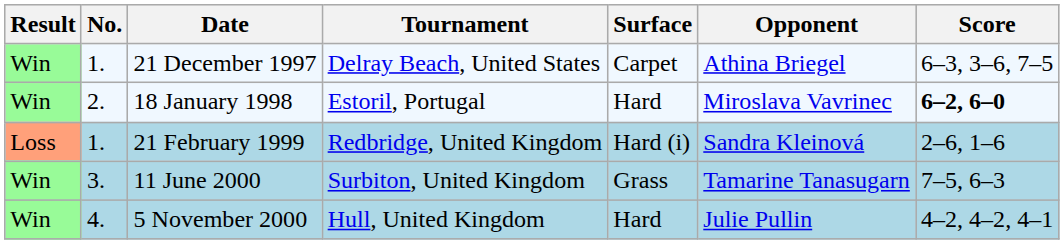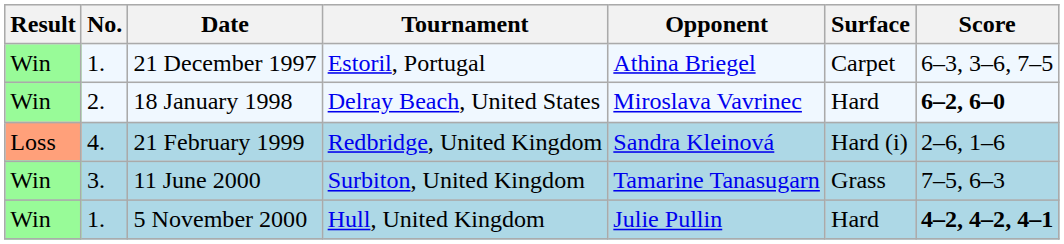columns swapped: (653, 23) <-> (807, 23)
(464, 62) Delray Beach, United States -> (406, 62) Estoril, Portugal
(406, 101) Estoril, Portugal -> (464, 101) Delray Beach, United States
(96, 140) 1. -> (96, 140) 4.
(96, 218) 4. -> (96, 218) 1.
(987, 218) normal -> (987, 218) bold
